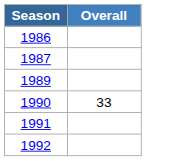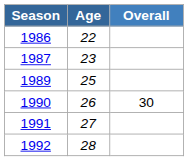+ column: (88, 15)
(104, 102) 33 -> (146, 102) 30
